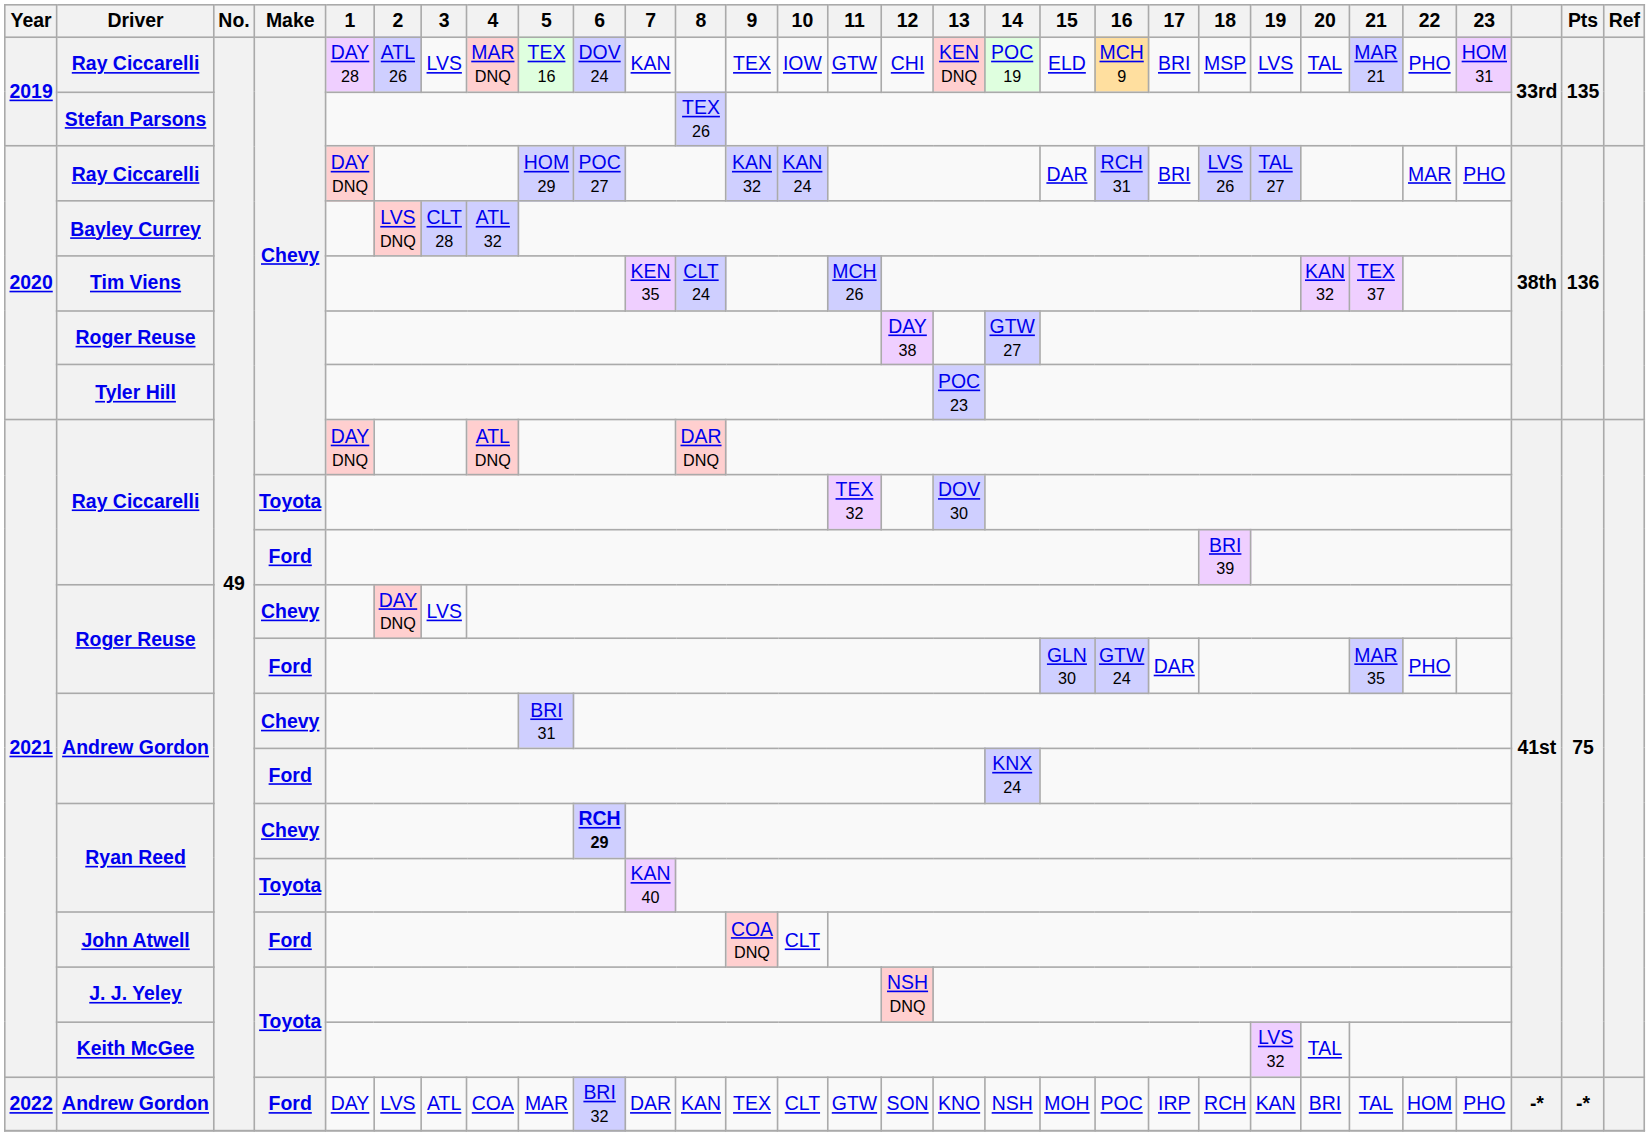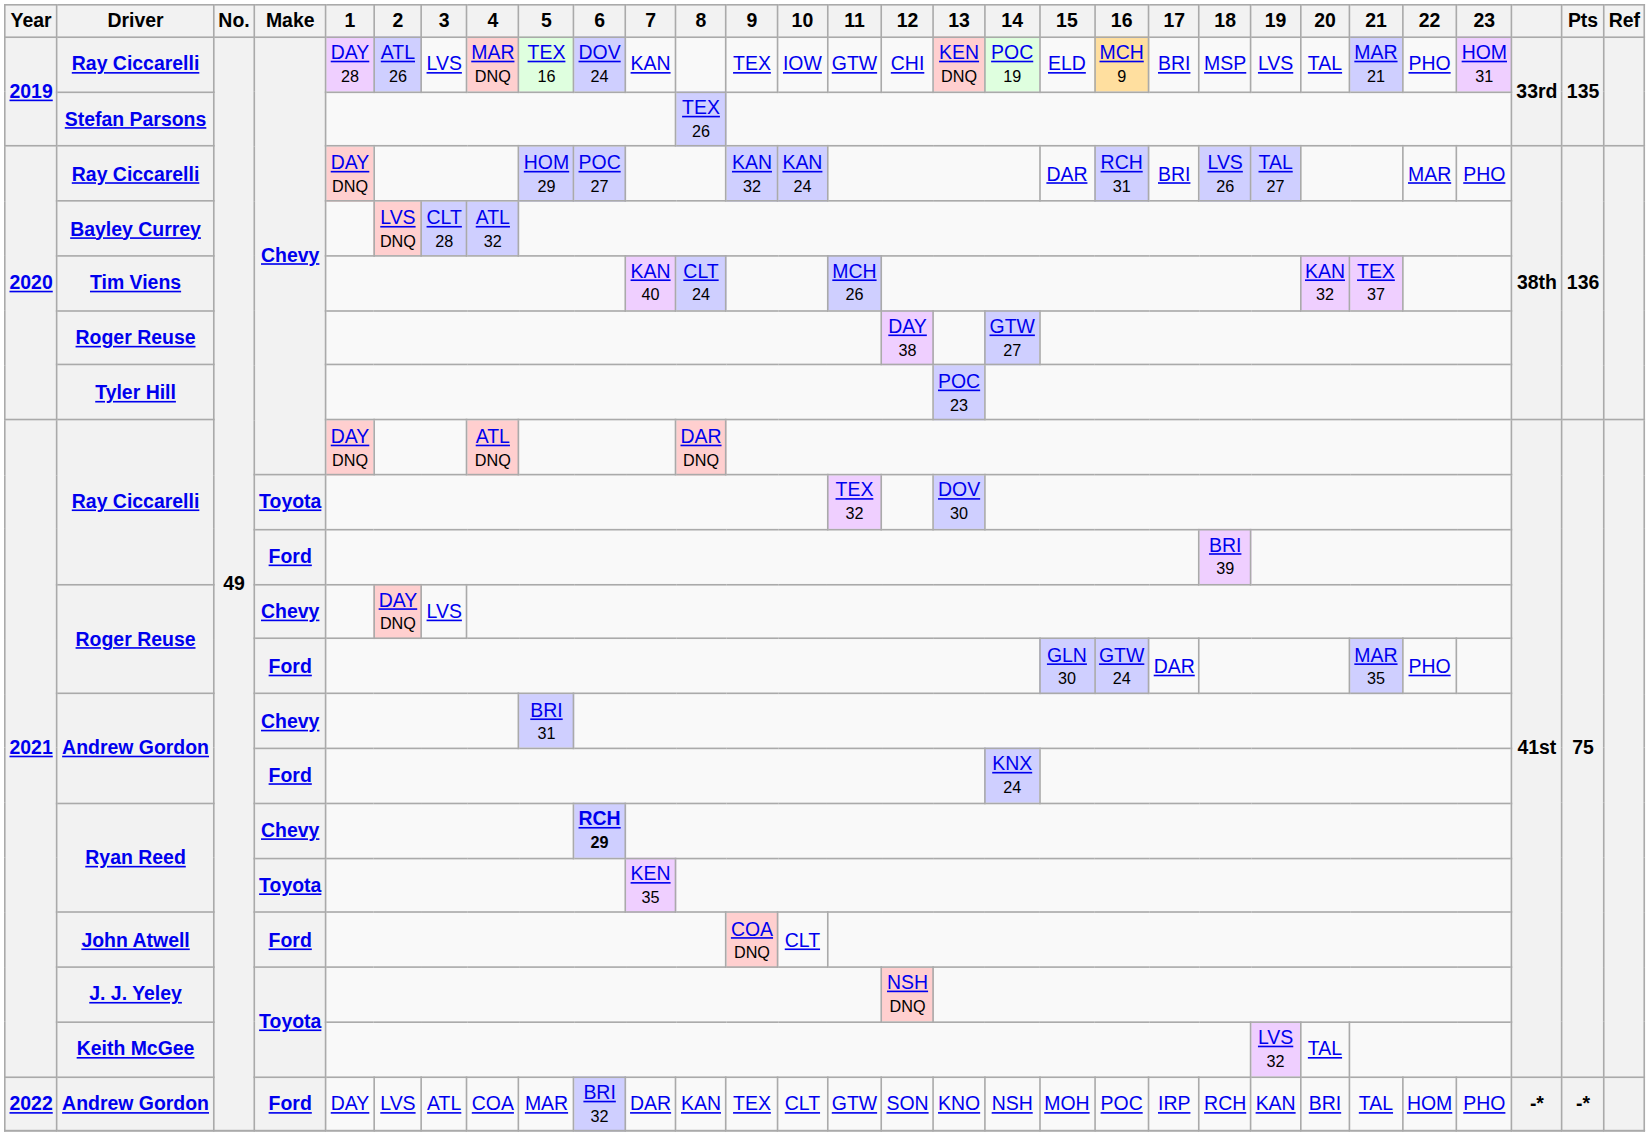(651, 282) KEN 35 -> (651, 282) KAN 40
(651, 884) KAN 40 -> (651, 884) KEN 35
